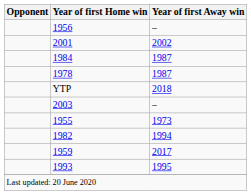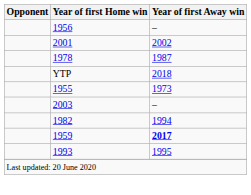- row: (63, 58)
rows swapped: (63, 120) <-> (63, 105)
(162, 151) normal -> (162, 136) bold
